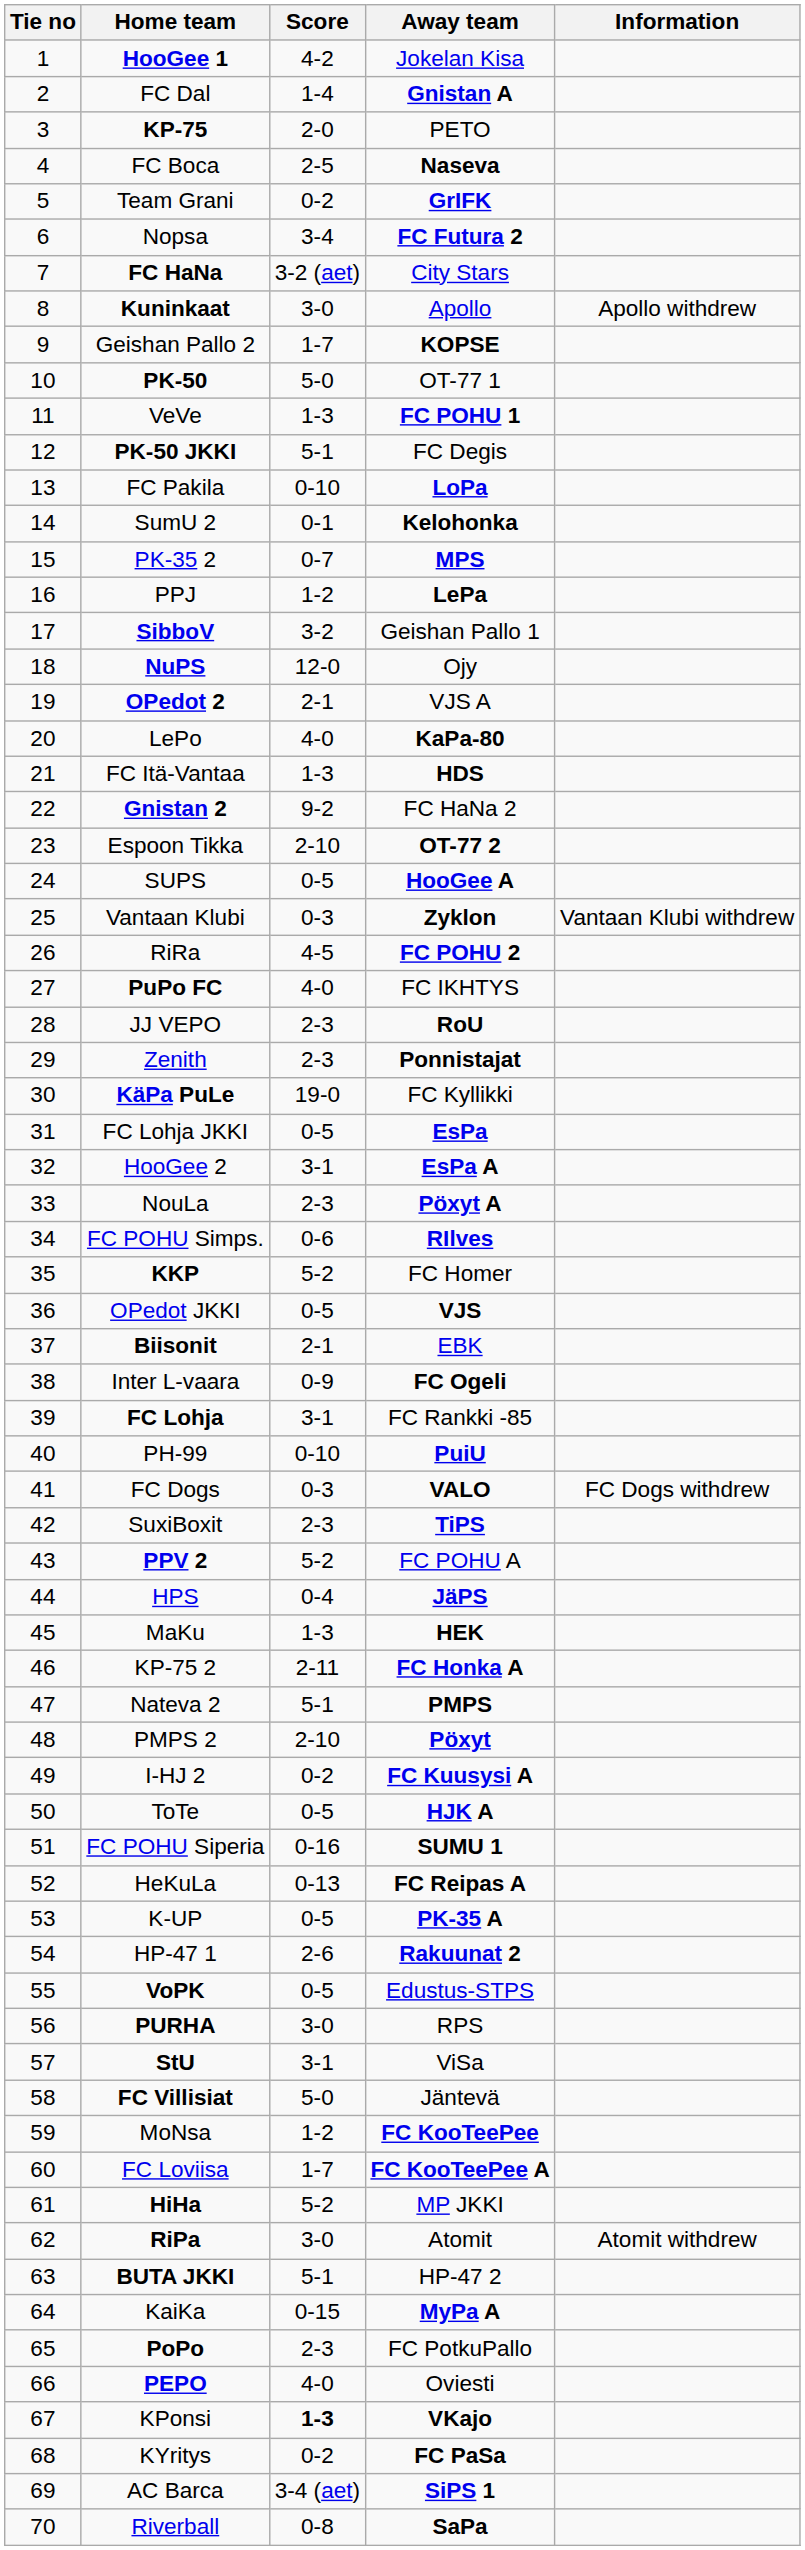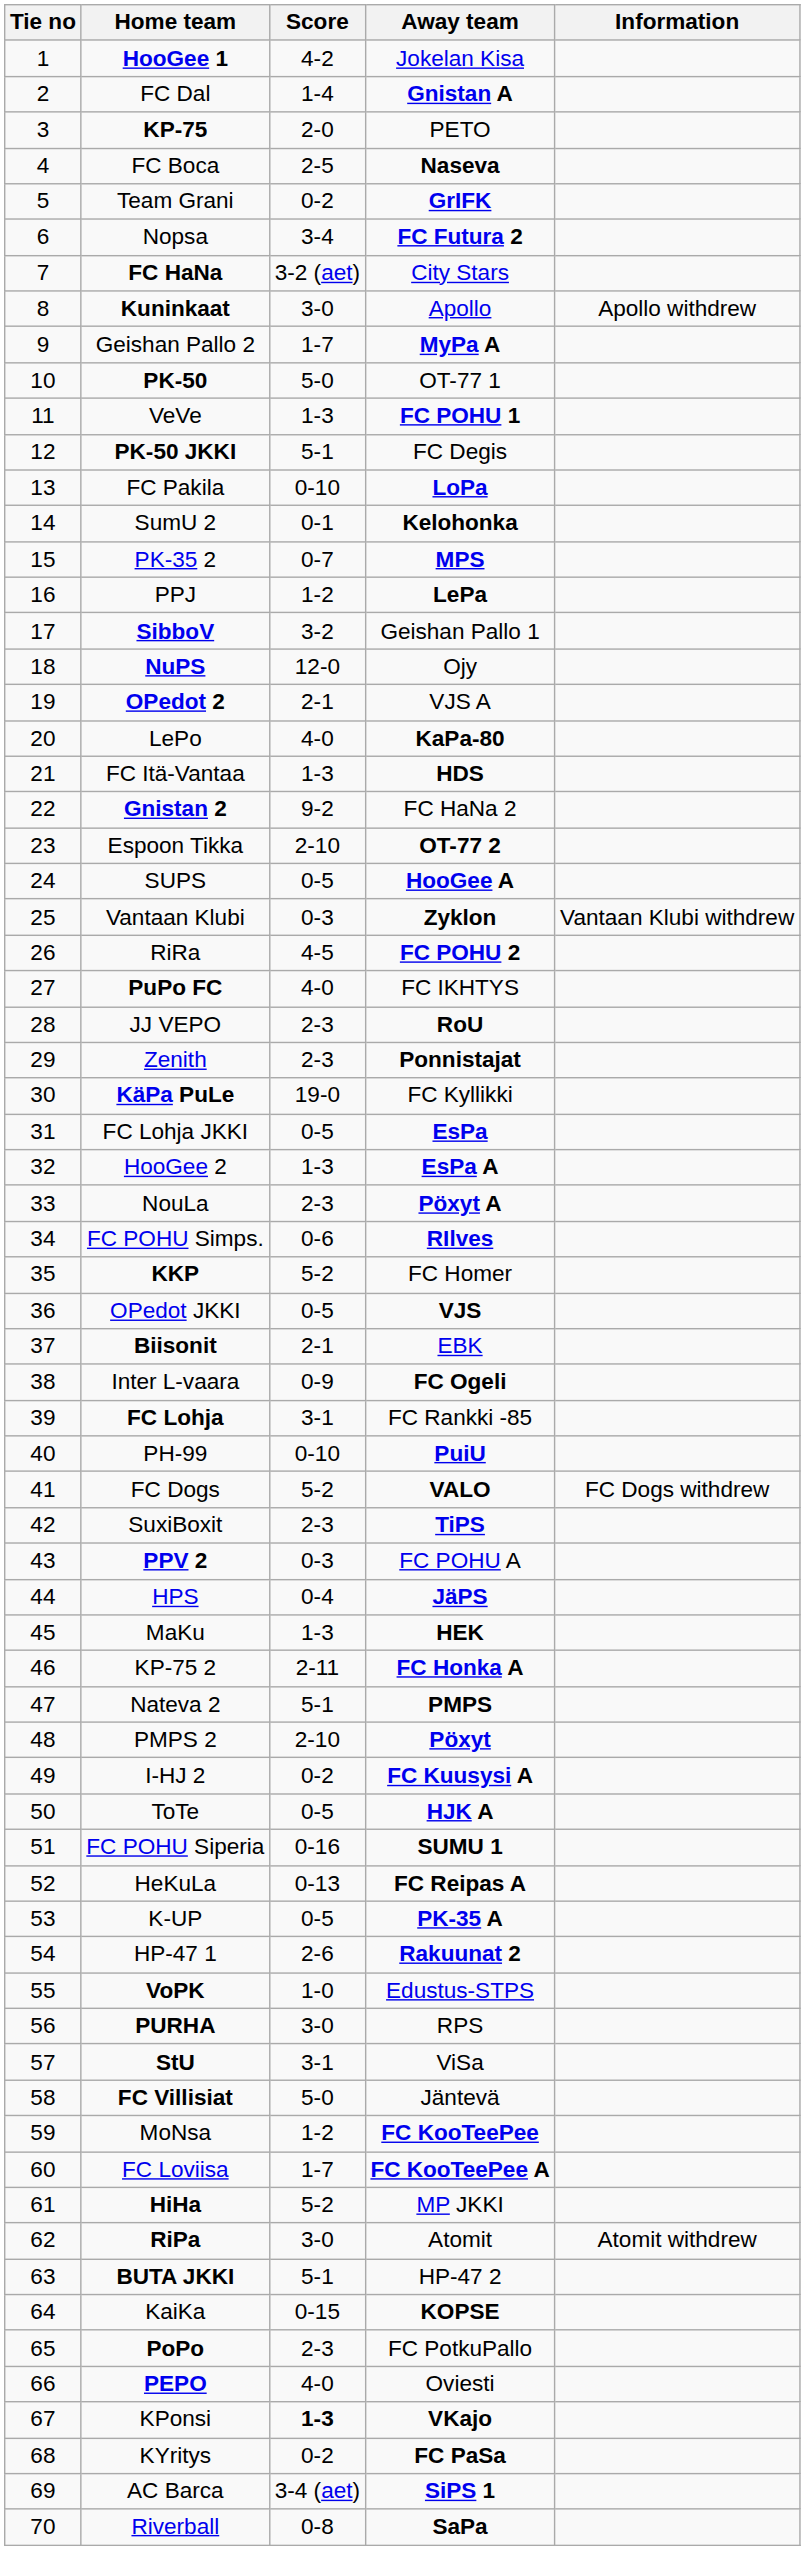(460, 344) KOPSE -> (460, 344) MyPa A
(317, 1167) 3-1 -> (317, 1167) 1-3
(317, 1489) 0-3 -> (317, 1489) 5-2
(317, 1560) 5-2 -> (317, 1560) 0-3
(317, 1990) 0-5 -> (317, 1990) 1-0
(460, 2312) MyPa A -> (460, 2312) KOPSE
